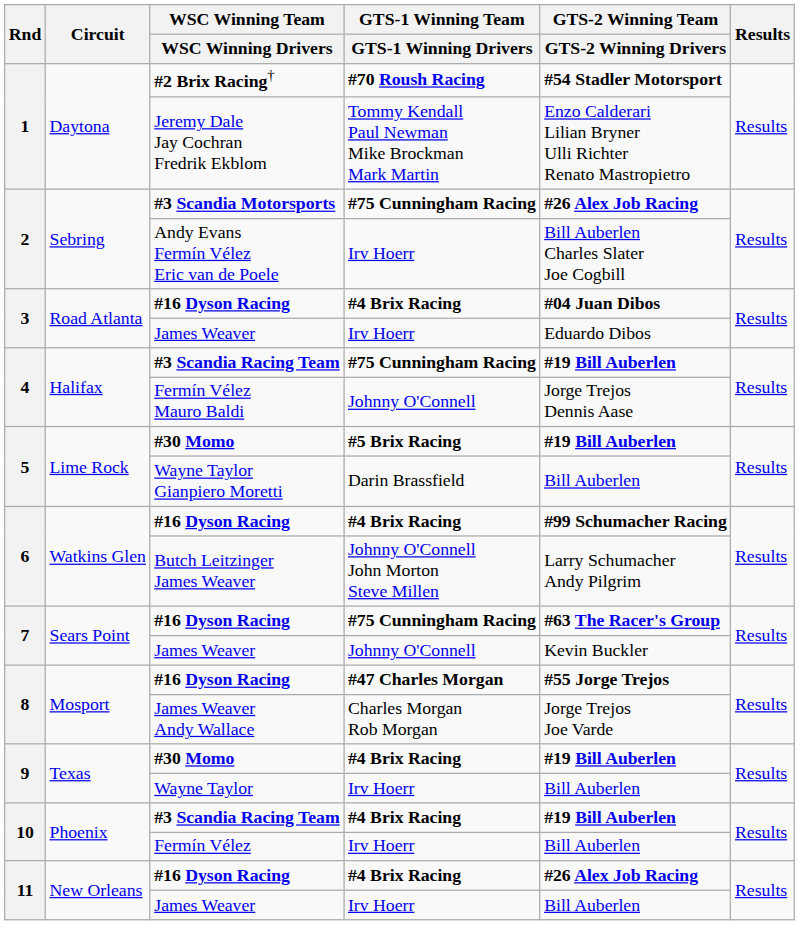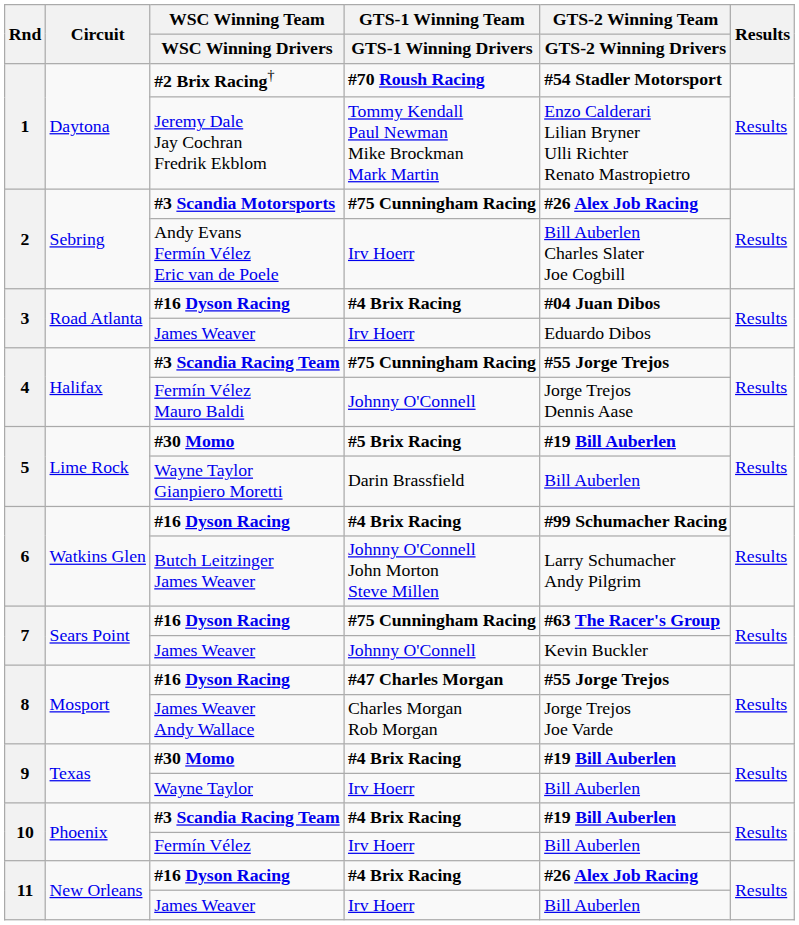(610, 362) #19 Bill Auberlen -> (607, 362) #55 Jorge Trejos
